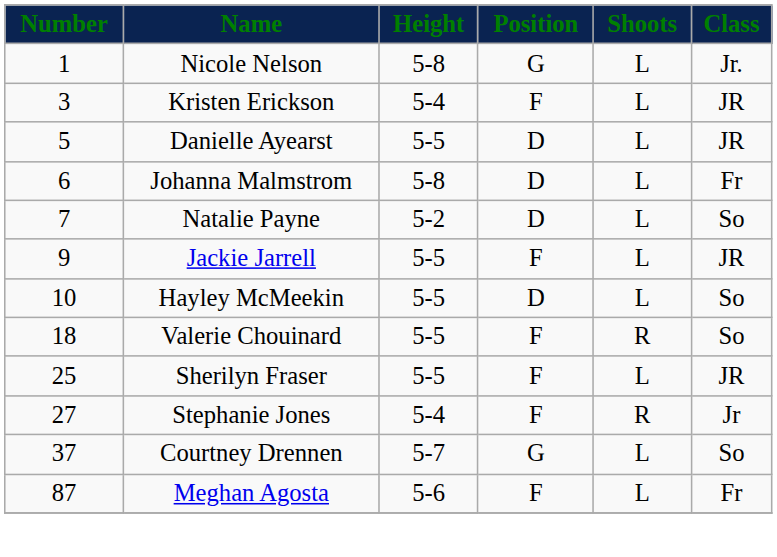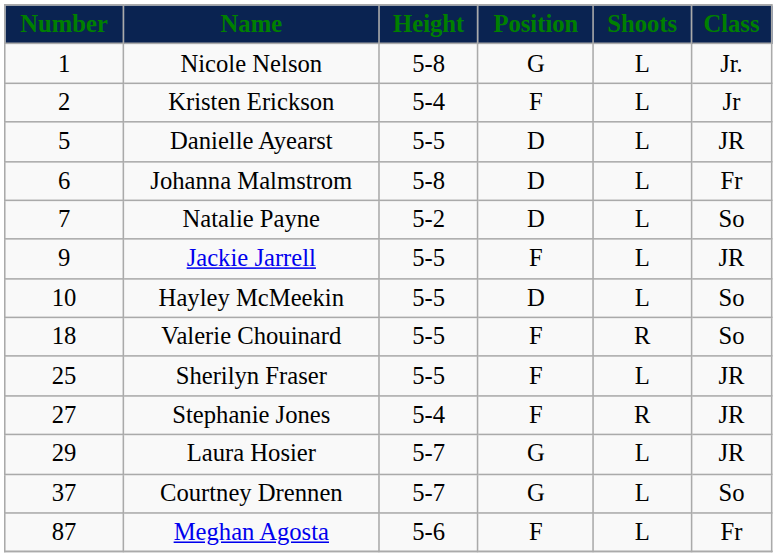(64, 102) 3 -> (64, 102) 2
(731, 102) JR -> (731, 102) Jr
(731, 414) Jr -> (731, 414) JR
+ row: (251, 453)
